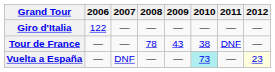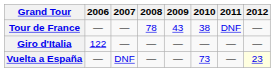rows swapped: (44, 28) <-> (44, 43)
(204, 59) paleturquoise background -> (204, 59) no background
